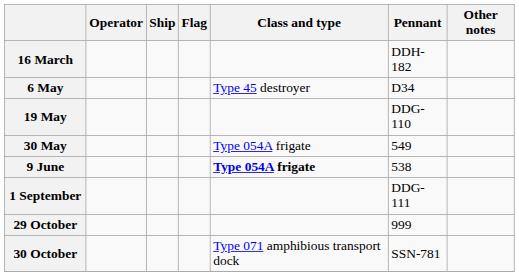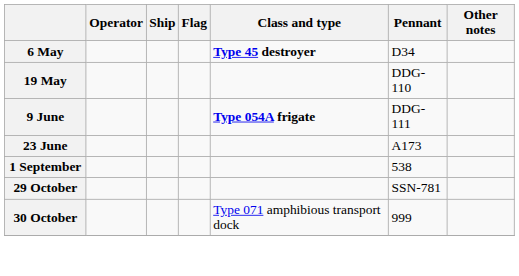- row: (45, 59)
(262, 88) normal -> (264, 51) bold
- row: (45, 145)
(401, 167) 538 -> (408, 116) DDG-111
+ row: (45, 145)
(408, 195) DDG-111 -> (402, 167) 538
(401, 224) 999 -> (416, 188) SSN-781
(416, 253) SSN-781 -> (402, 217) 999
